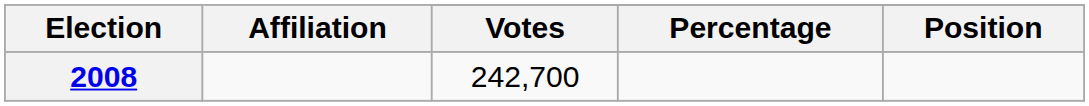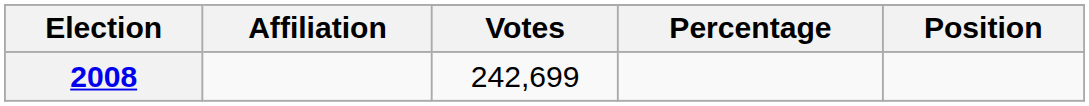(525, 76) 242,700 -> (525, 76) 242,699
